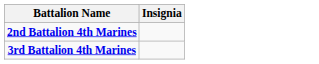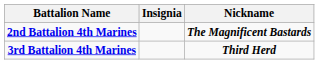+ column: (249, 13)
